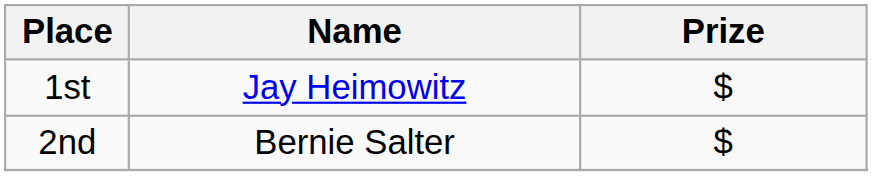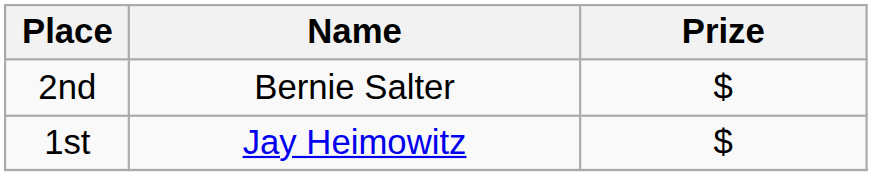rows swapped: (67, 87) <-> (67, 142)
